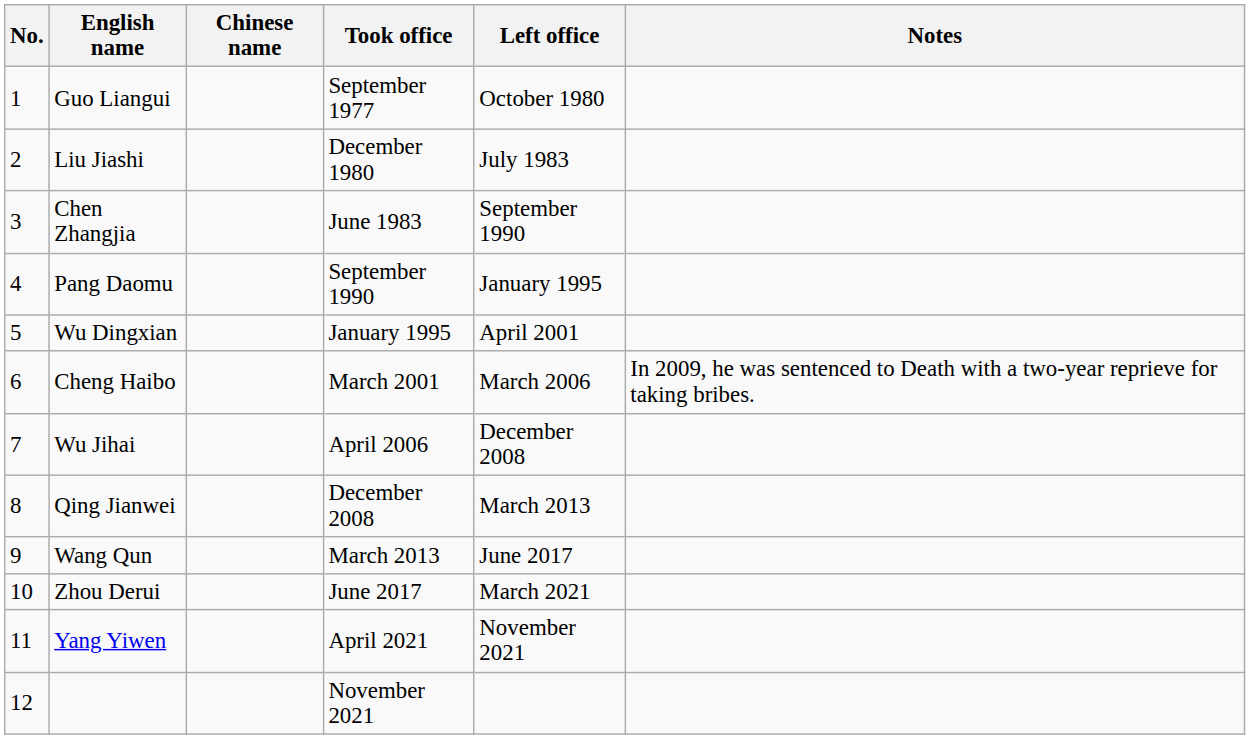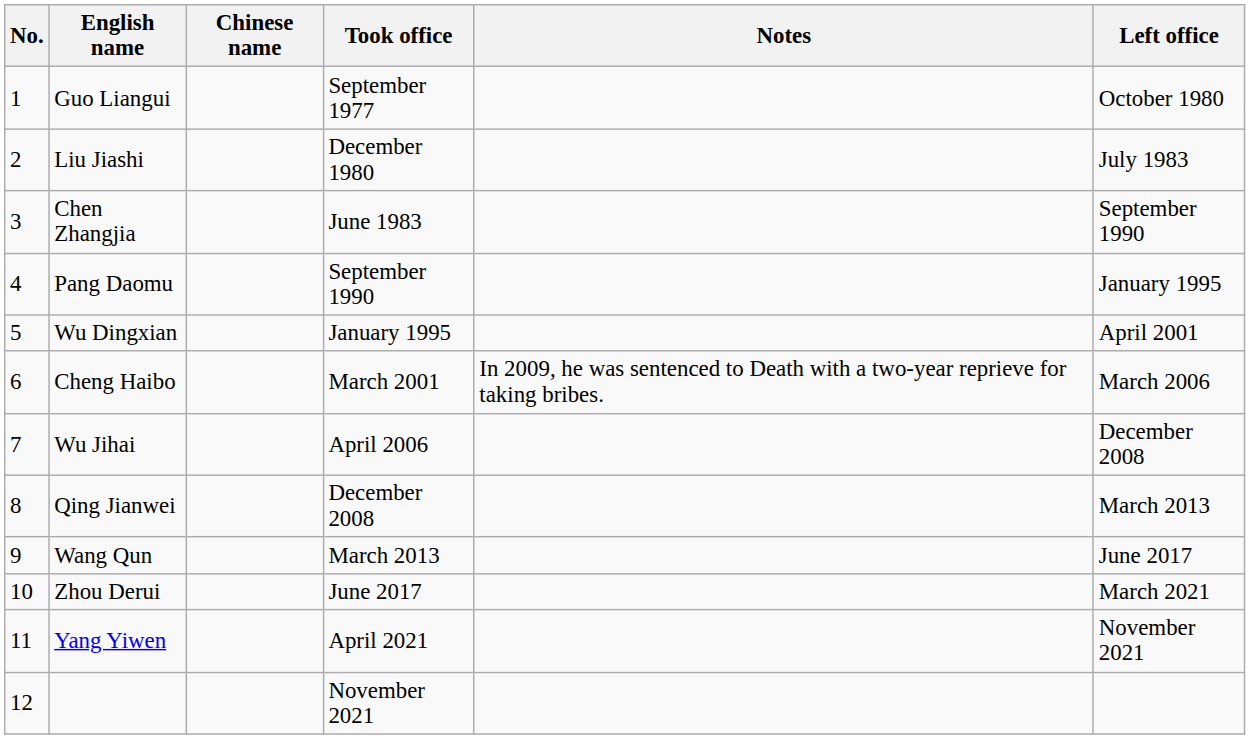columns swapped: (550, 35) <-> (935, 35)
